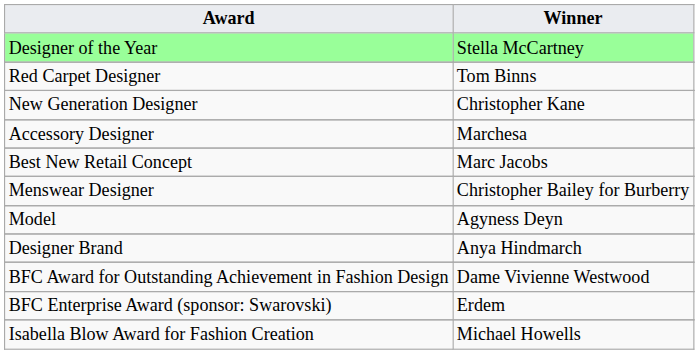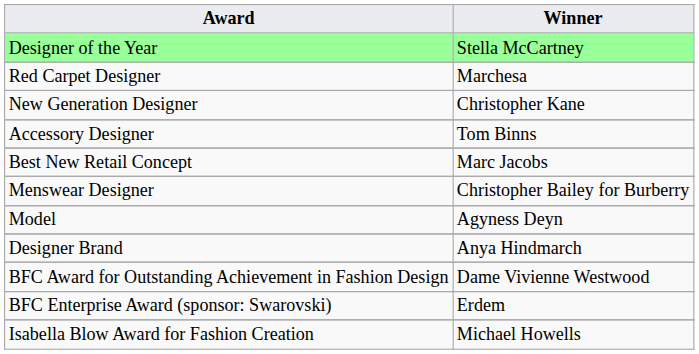(497, 76) Tom Binns -> (492, 76) Marchesa
(492, 133) Marchesa -> (497, 133) Tom Binns
